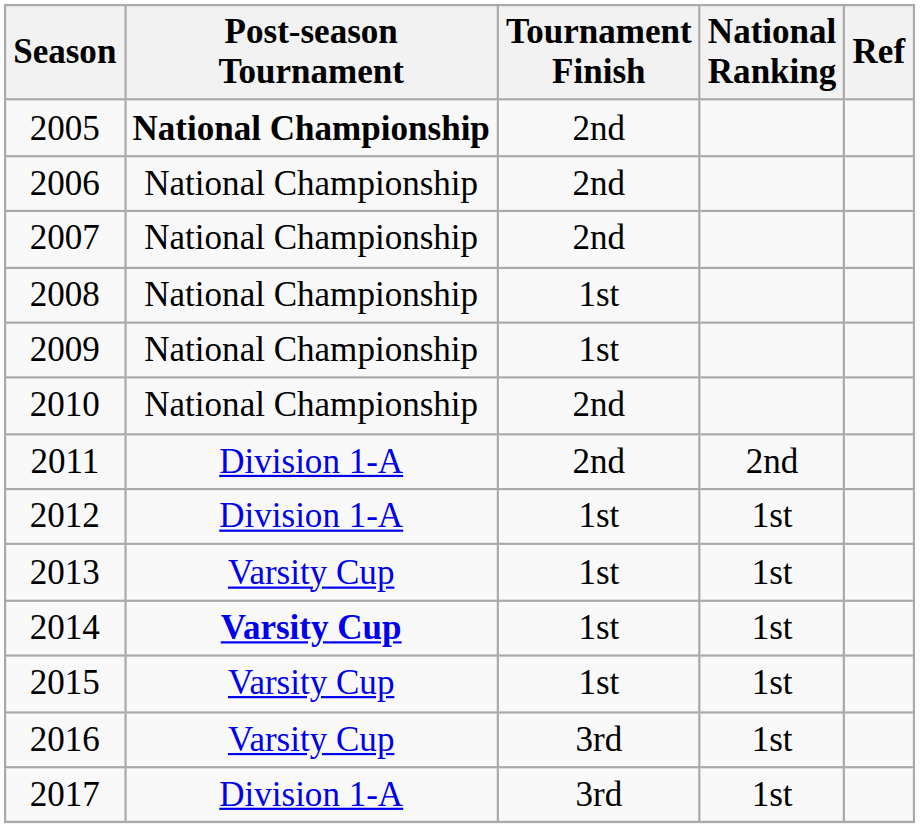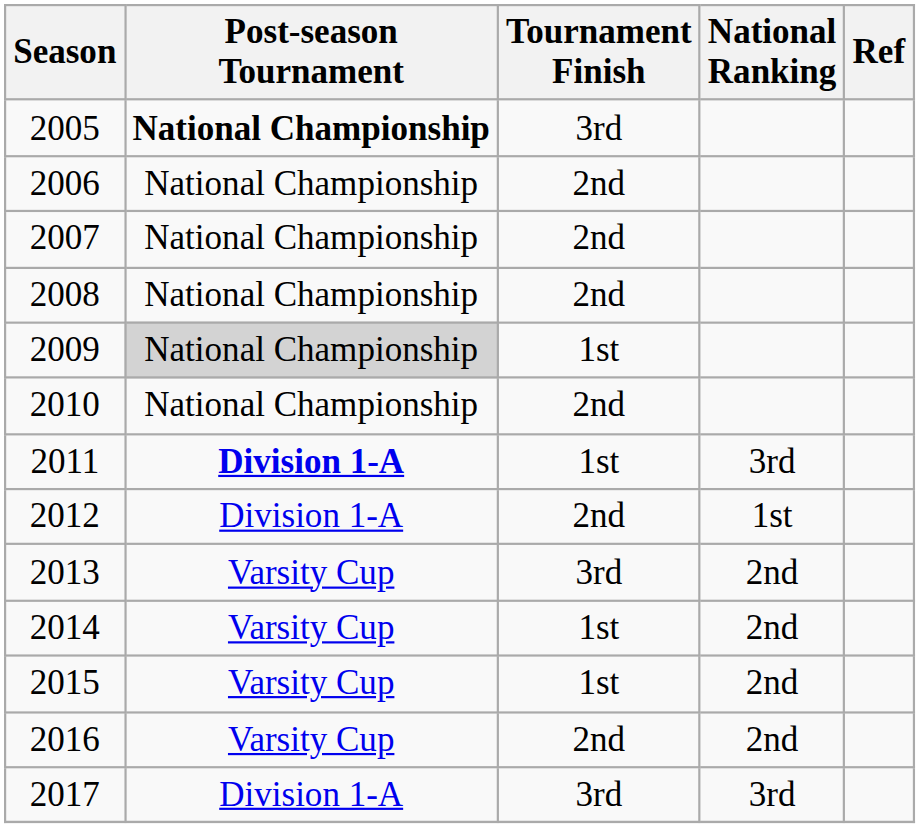(599, 127) 2nd -> (599, 127) 3rd
(599, 293) 1st -> (599, 293) 2nd
(311, 349) no background -> (311, 349) lightgrey background
(311, 460) normal -> (311, 460) bold
(599, 460) 2nd -> (599, 460) 1st
(772, 460) 2nd -> (772, 460) 3rd
(599, 516) 1st -> (599, 516) 2nd
(599, 571) 1st -> (599, 571) 3rd
(772, 571) 1st -> (772, 571) 2nd
(311, 627) bold -> (311, 627) normal
(772, 627) 1st -> (772, 627) 2nd
(772, 682) 1st -> (772, 682) 2nd
(599, 738) 3rd -> (599, 738) 2nd
(772, 738) 1st -> (772, 738) 2nd
(772, 794) 1st -> (772, 794) 3rd
